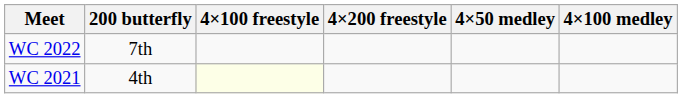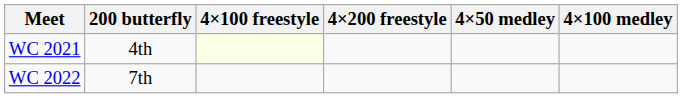rows swapped: (45, 78) <-> (45, 48)
